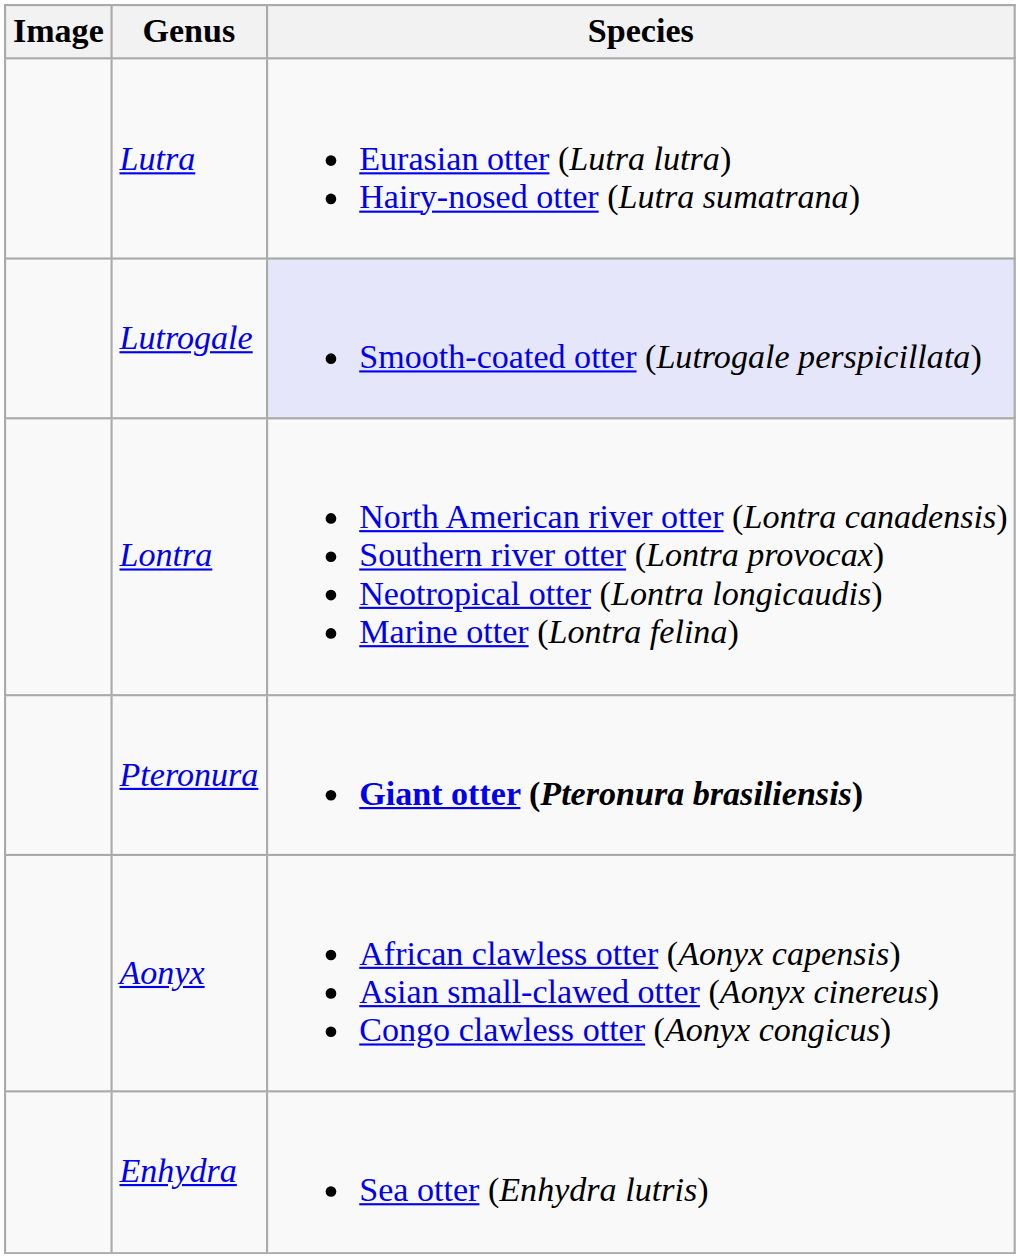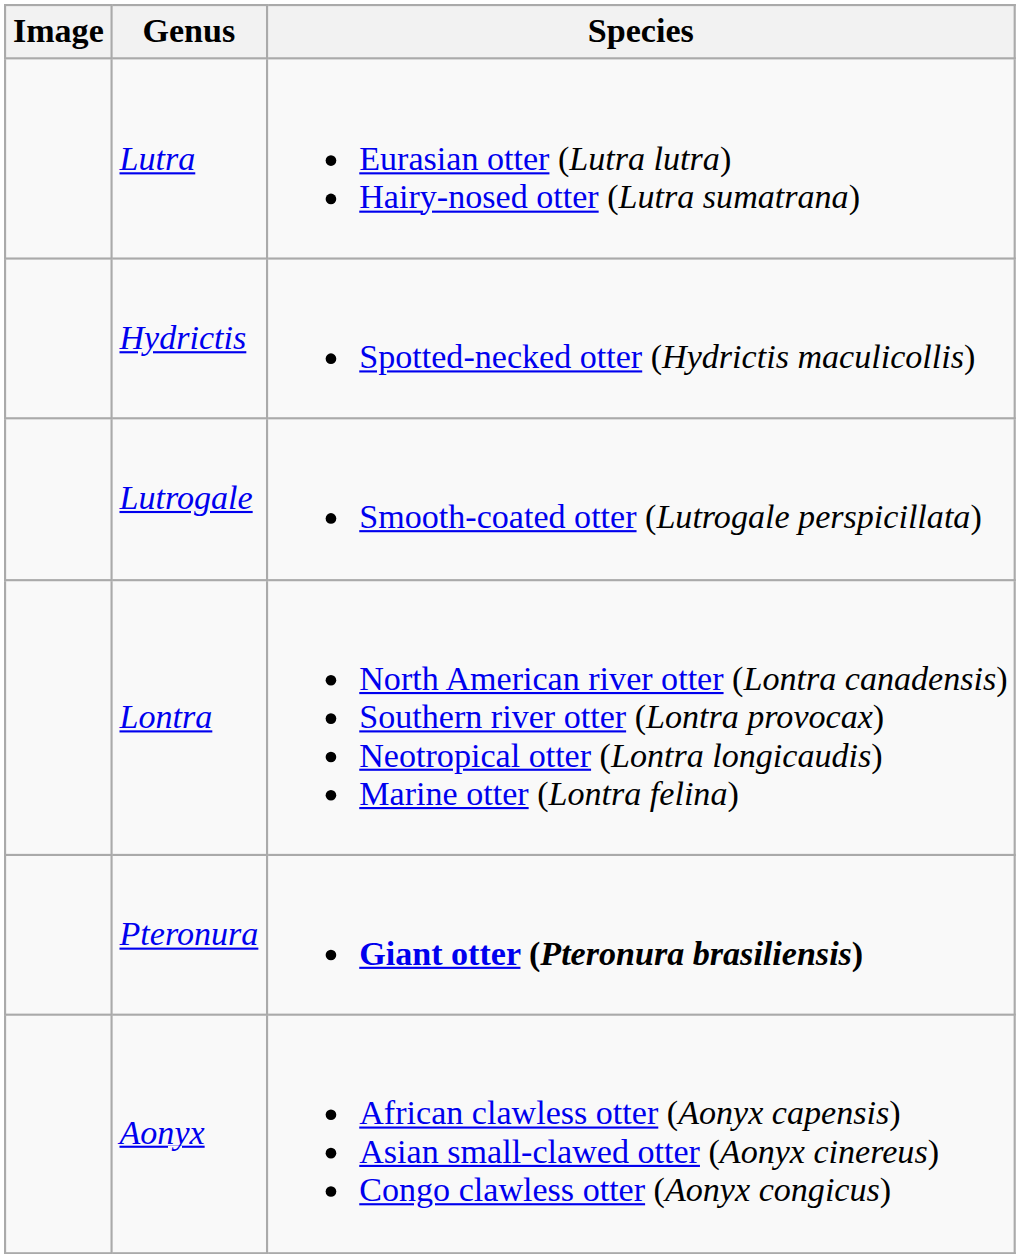+ row: (183, 337)
(641, 357) lavender background -> (641, 518) no background
- row: (178, 1171)
